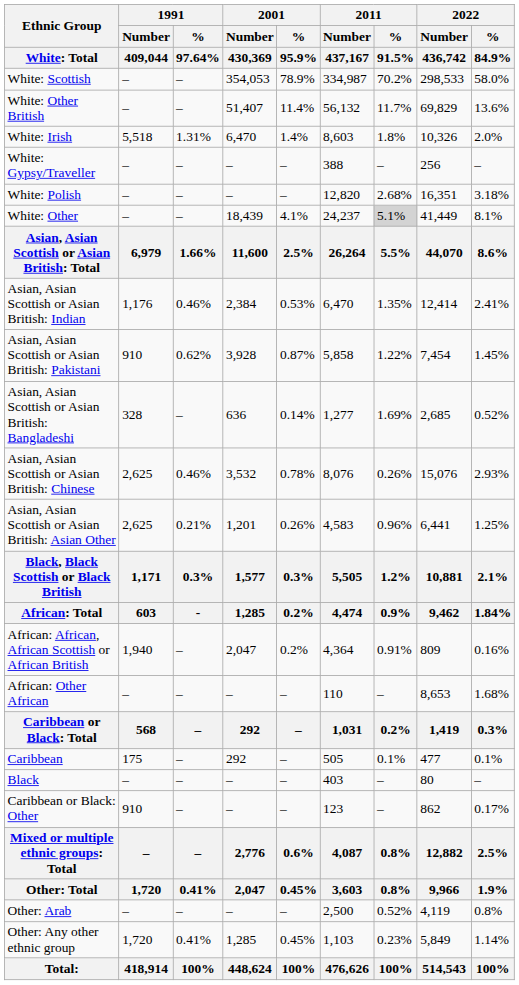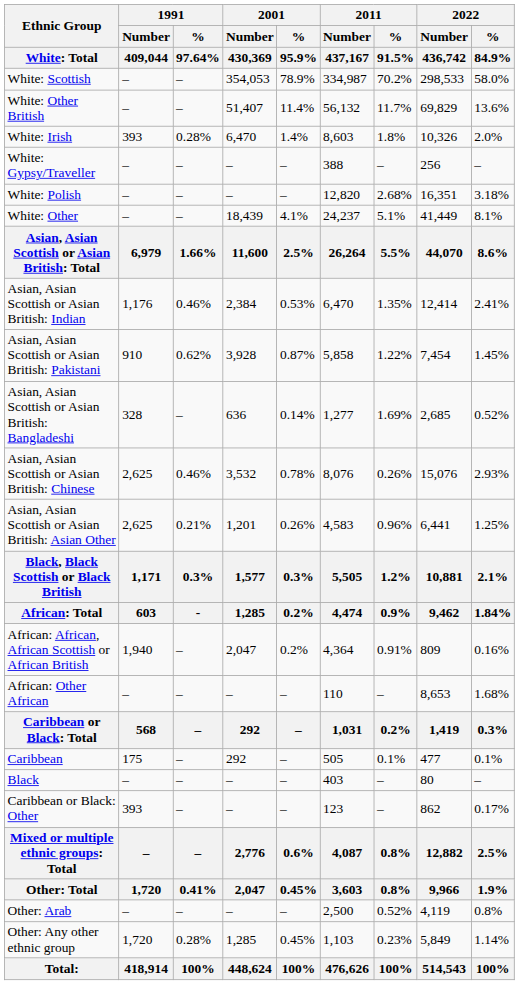(137, 136) 5,518 -> (132, 136) 393
(193, 136) 1.31% -> (193, 136) 0.28%
(391, 215) lightgrey background -> (391, 215) no background
(132, 809) 910 -> (132, 809) 393
(193, 939) 0.41% -> (193, 939) 0.28%
